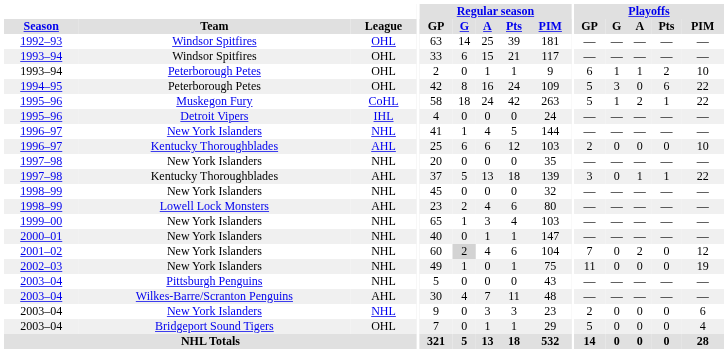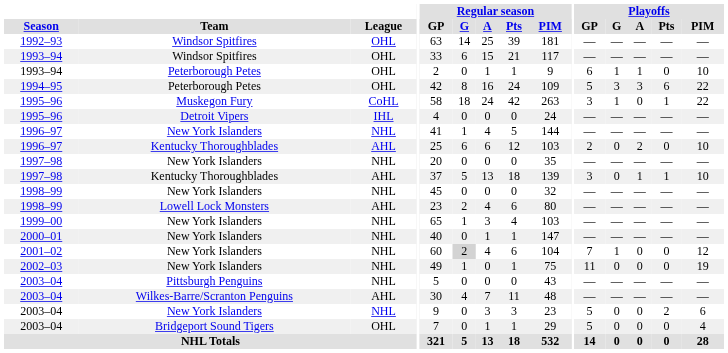(666, 71) 2 -> (666, 71) 0
(640, 86) 0 -> (640, 86) 3
(590, 101) 5 -> (590, 101) 3
(640, 101) 2 -> (640, 101) 0
(640, 146) 0 -> (640, 146) 2
(703, 176) 22 -> (703, 176) 10
(617, 251) 0 -> (617, 251) 1
(640, 251) 2 -> (640, 251) 0
(590, 311) 2 -> (590, 311) 5
(666, 311) 0 -> (666, 311) 2
